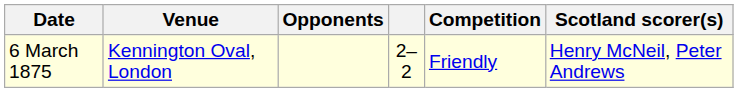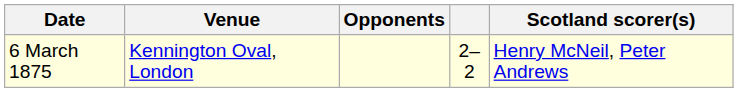- column: (485, 19)
